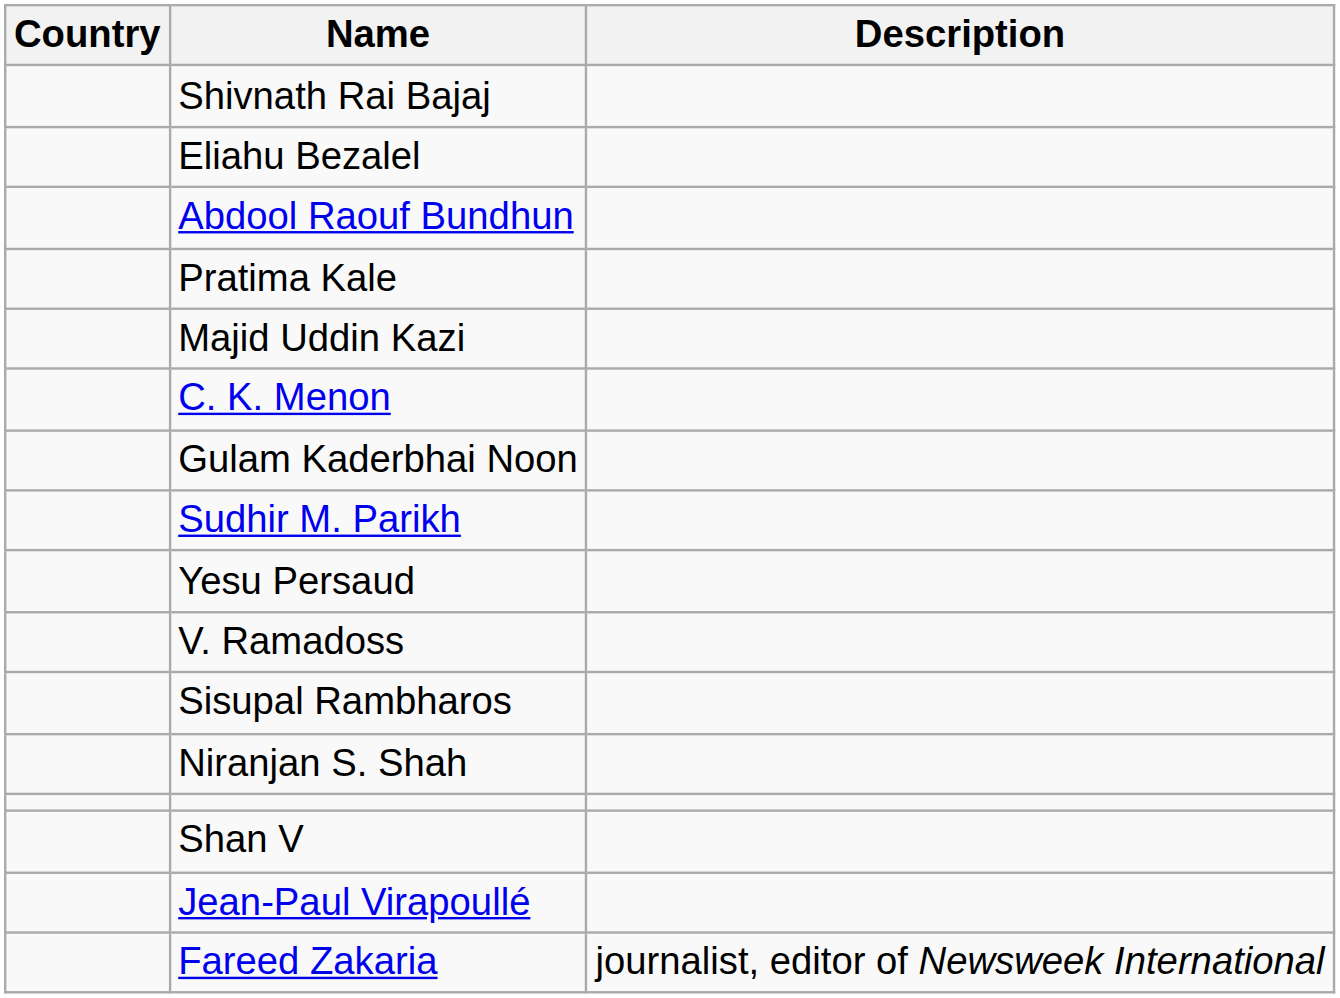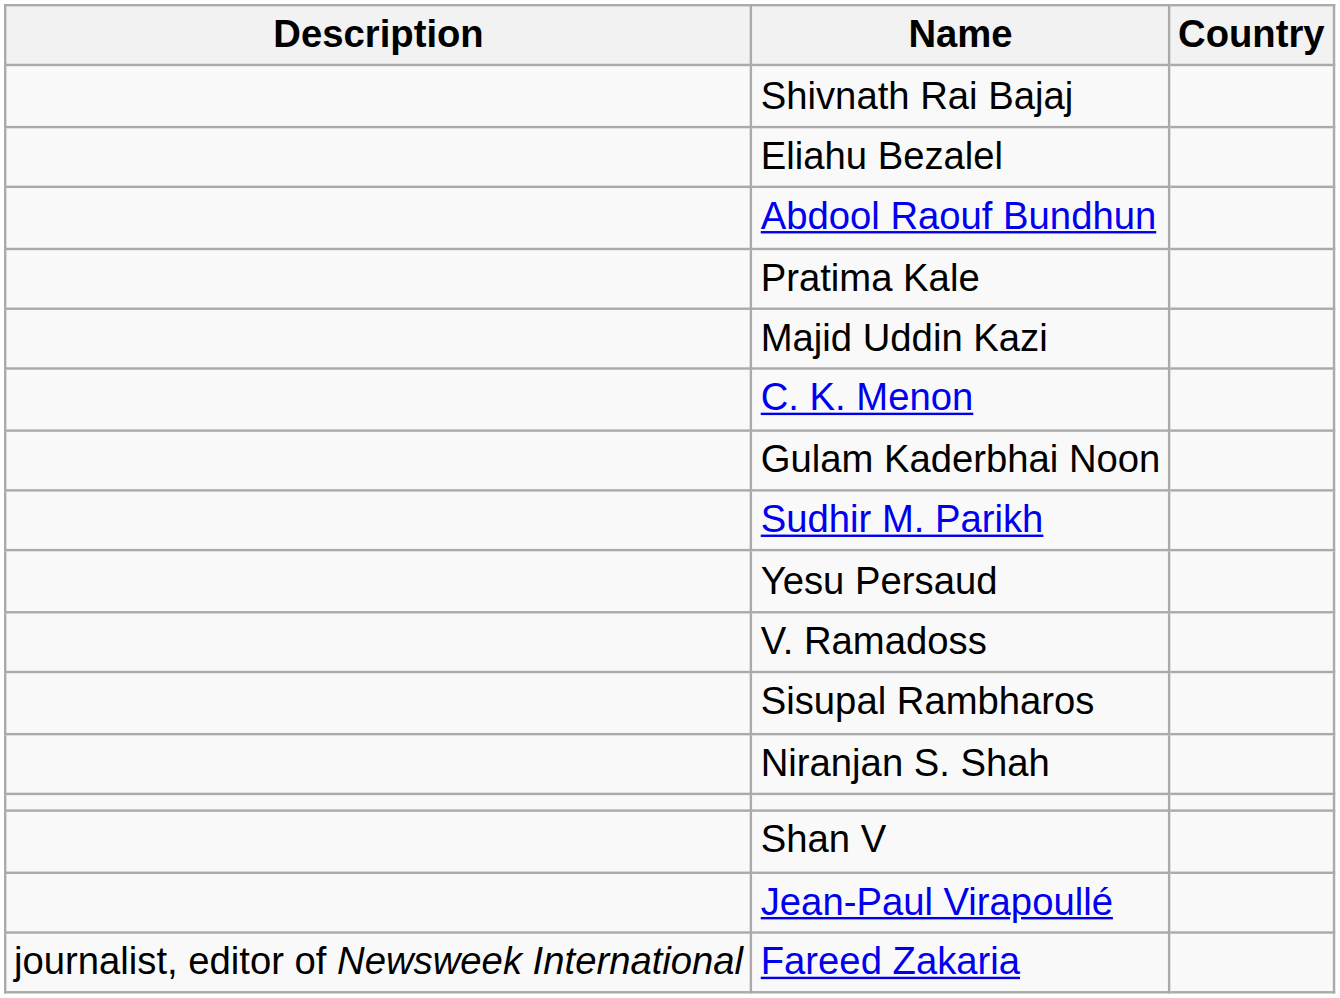columns swapped: (87, 34) <-> (960, 34)
